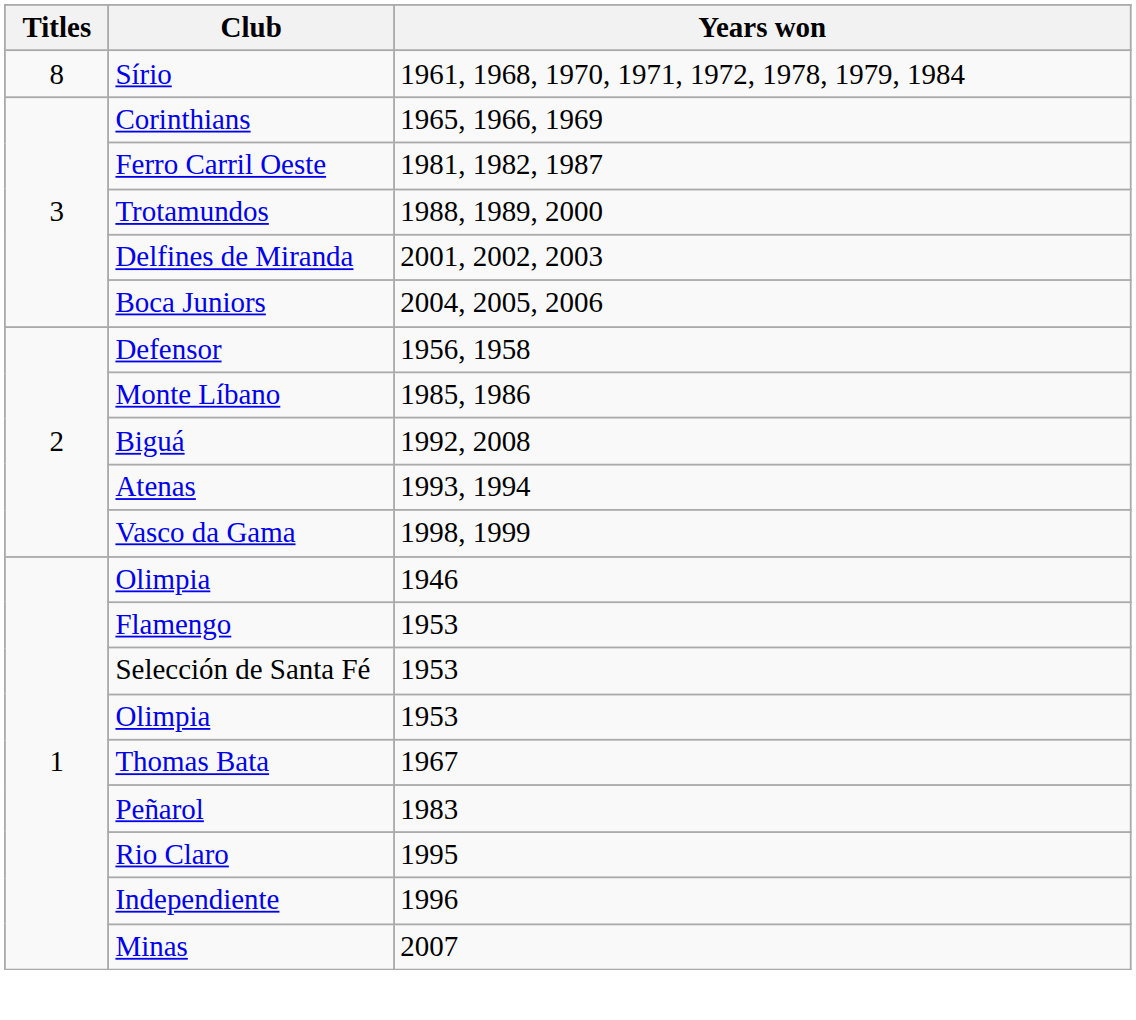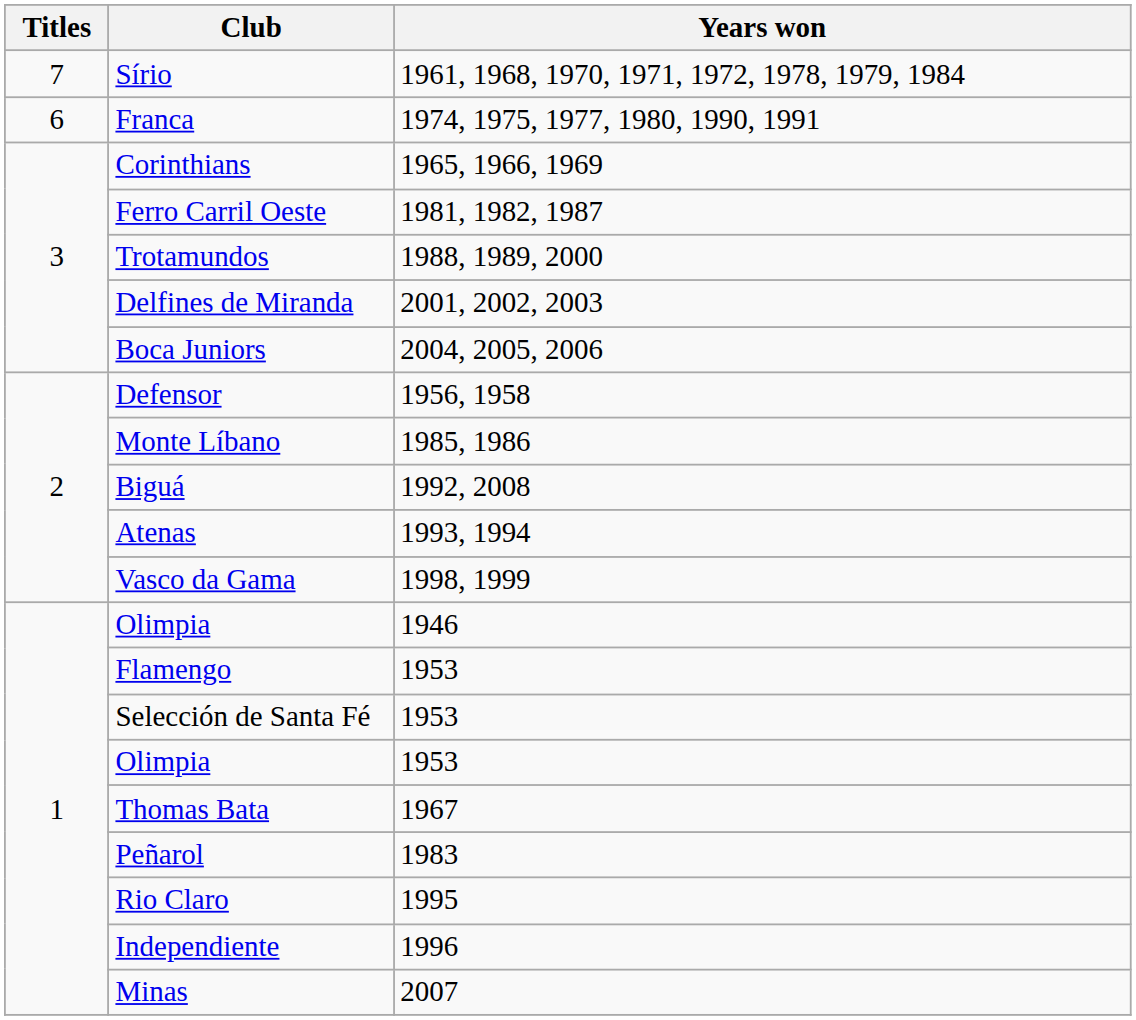(57, 73) 8 -> (57, 73) 7
+ row: (155, 119)
